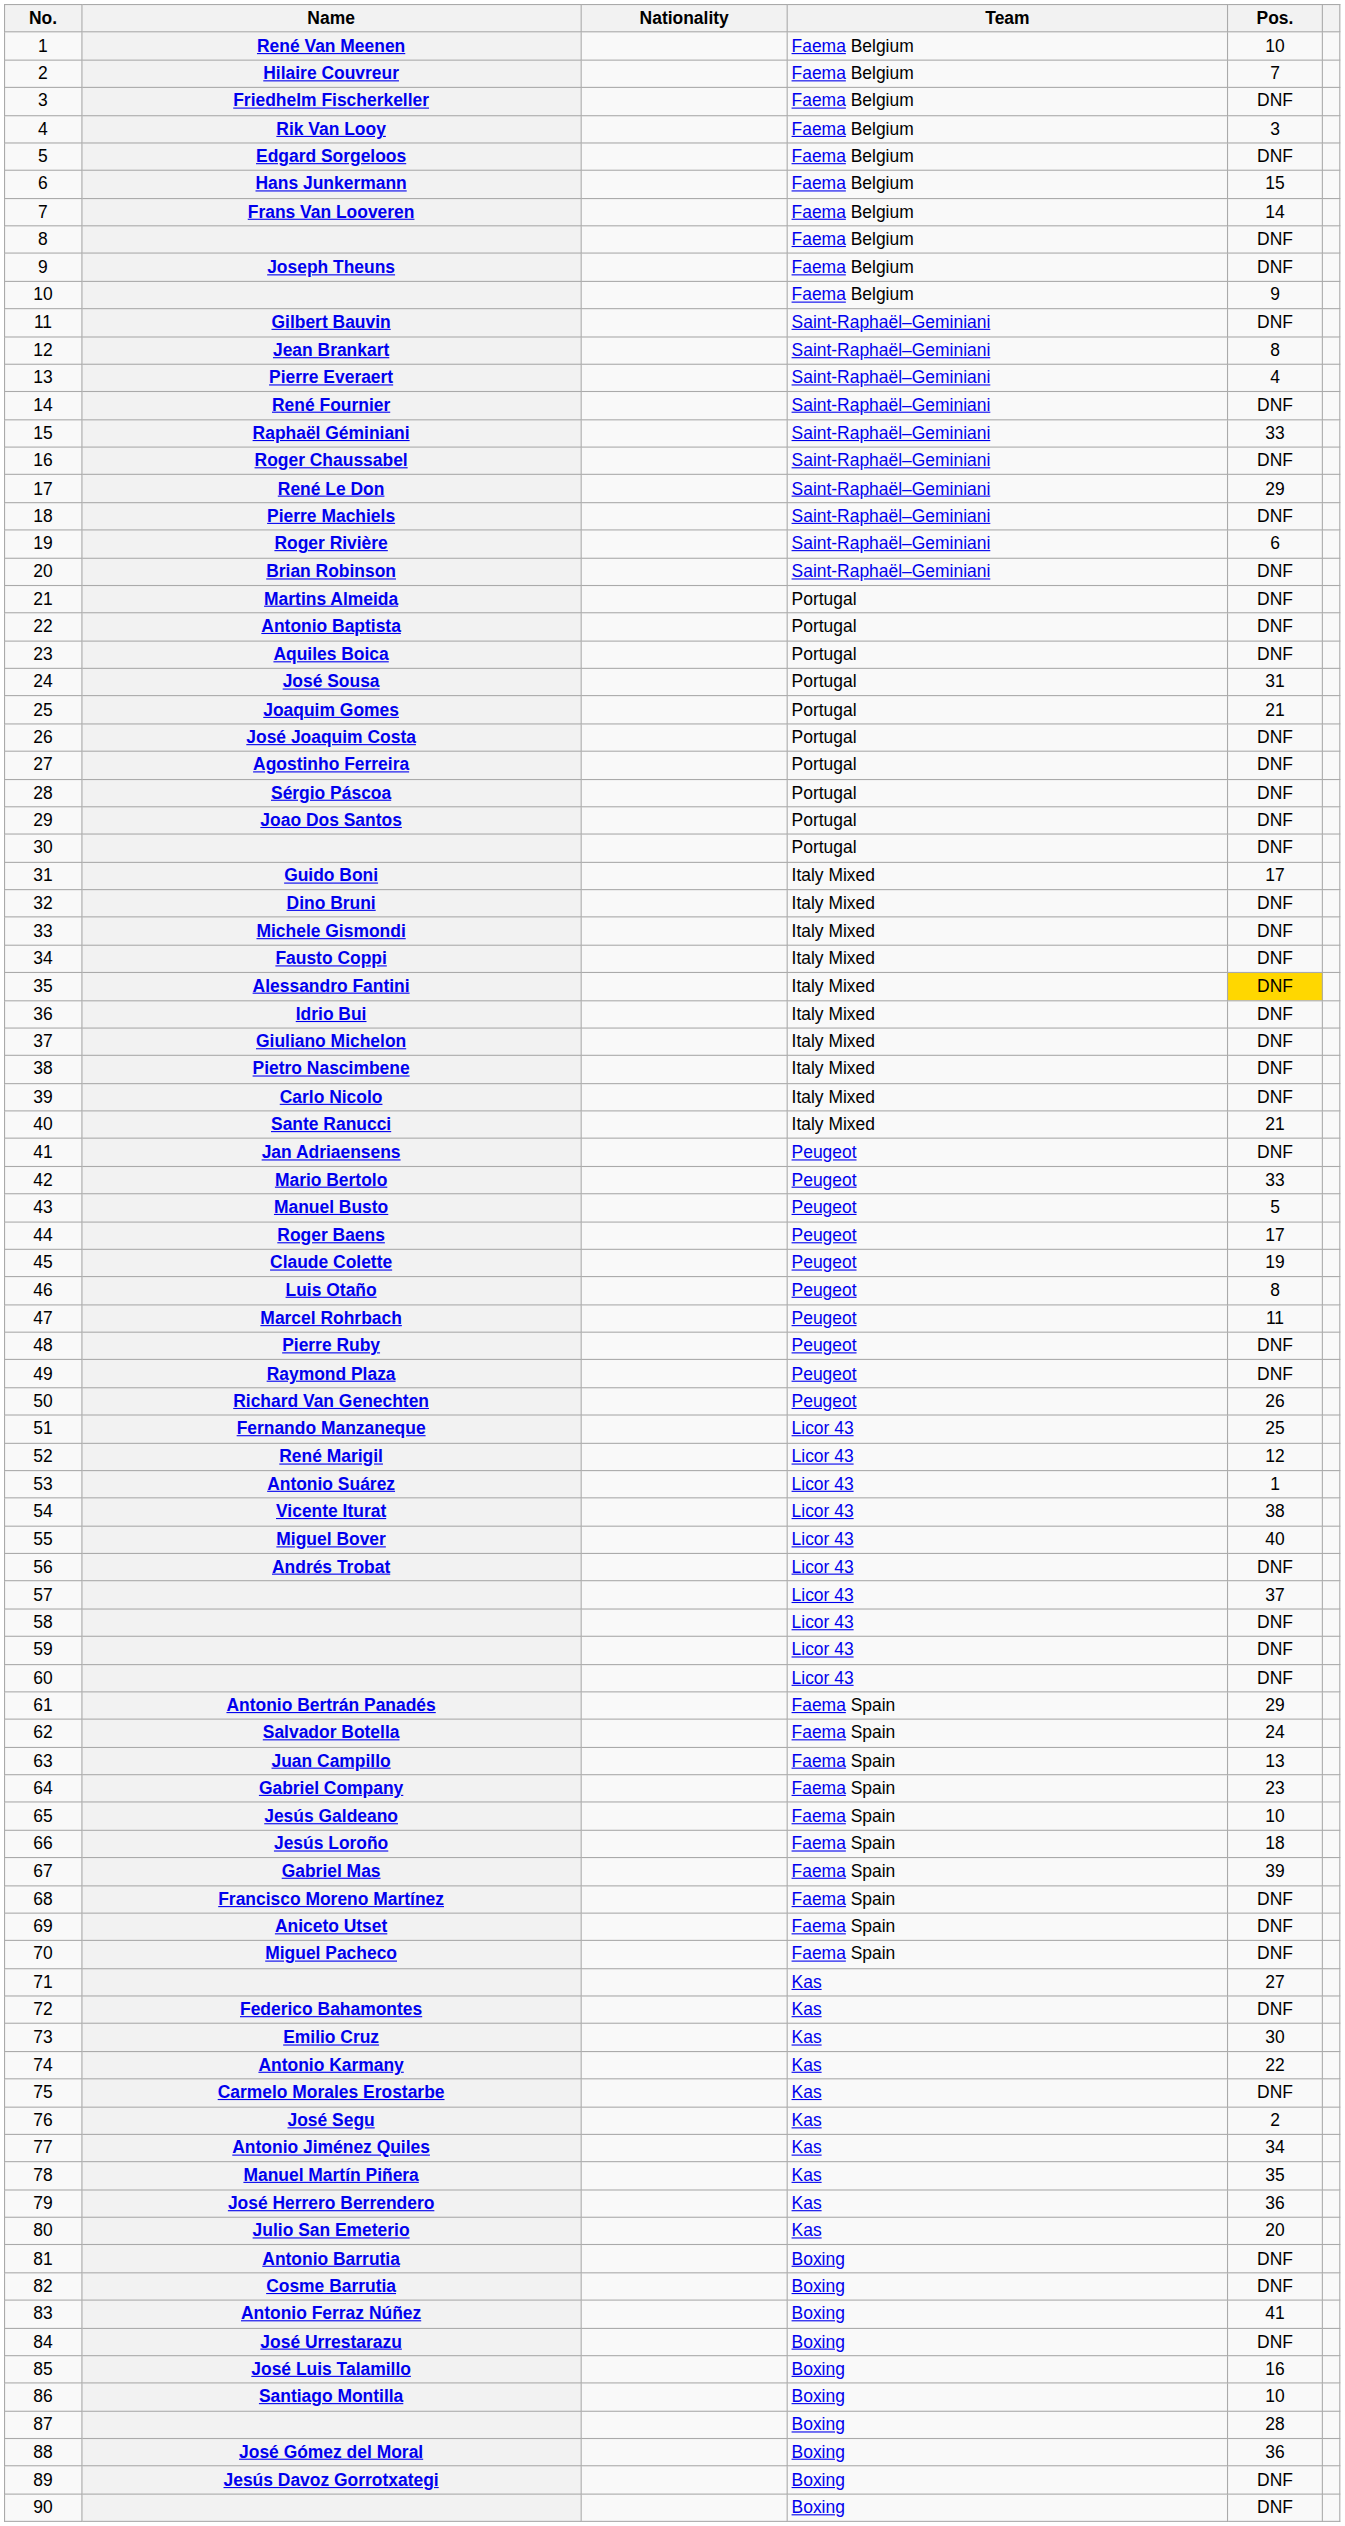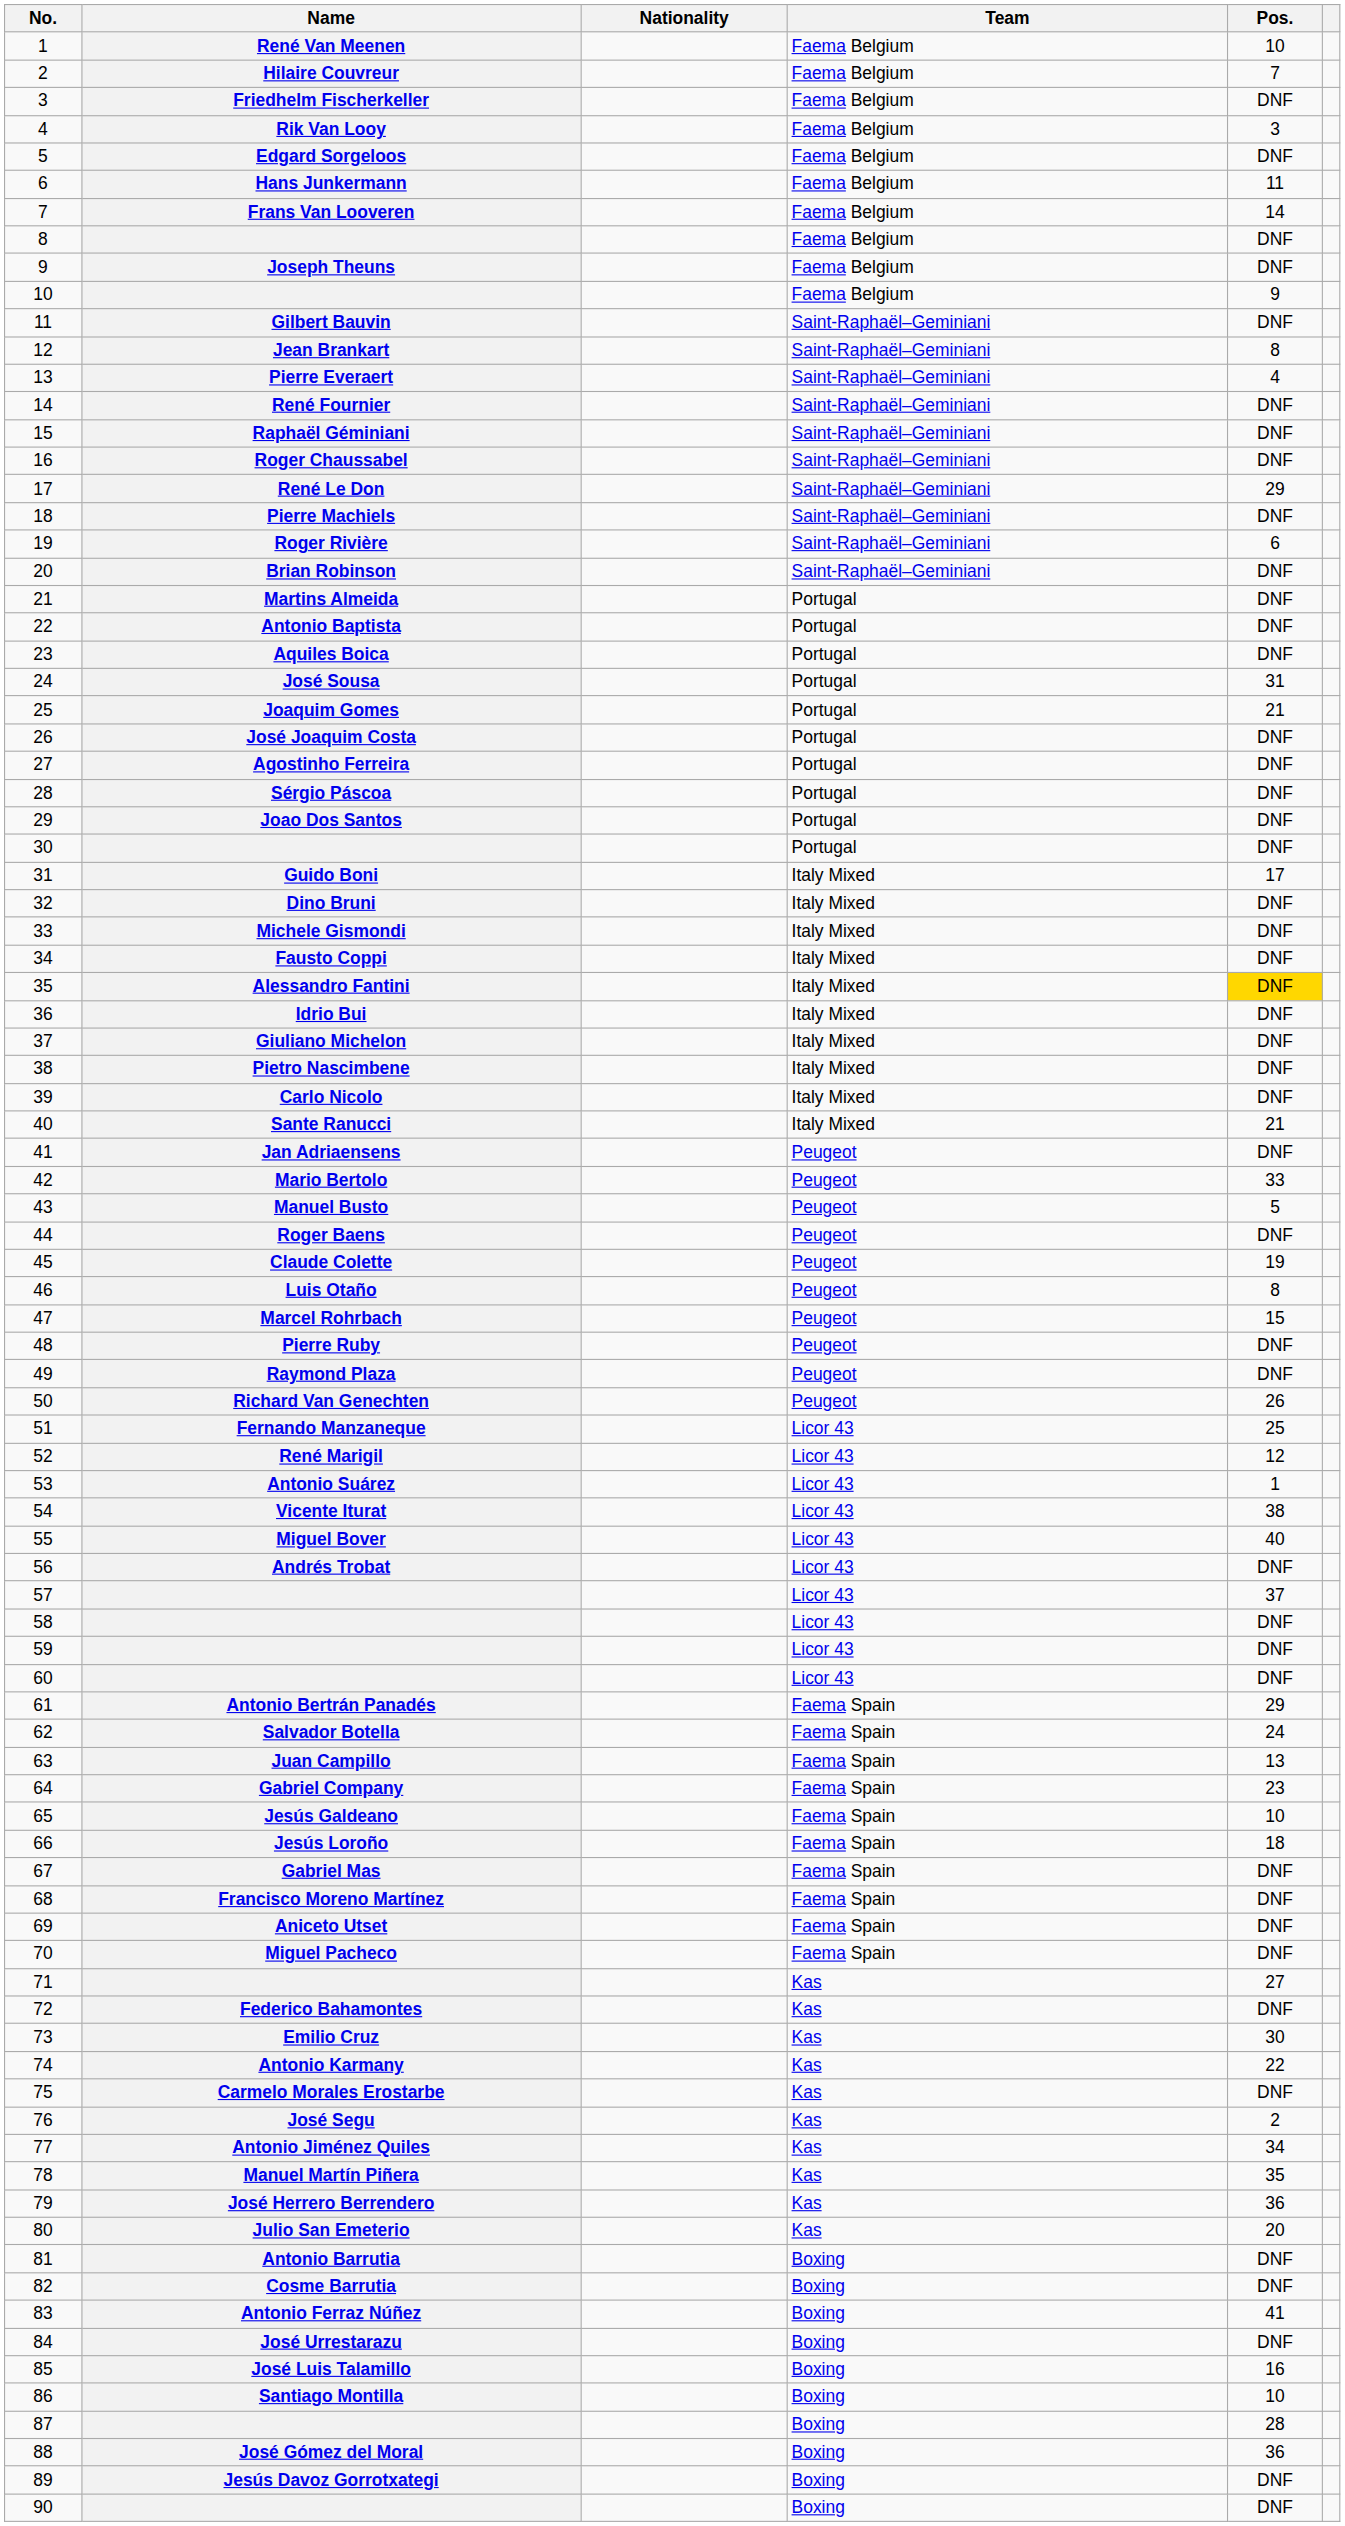(1275, 184) 15 -> (1275, 184) 11
(1275, 433) 33 -> (1275, 433) DNF
(1275, 1235) 17 -> (1275, 1235) DNF
(1275, 1318) 11 -> (1275, 1318) 15
(1275, 1871) 39 -> (1275, 1871) DNF
